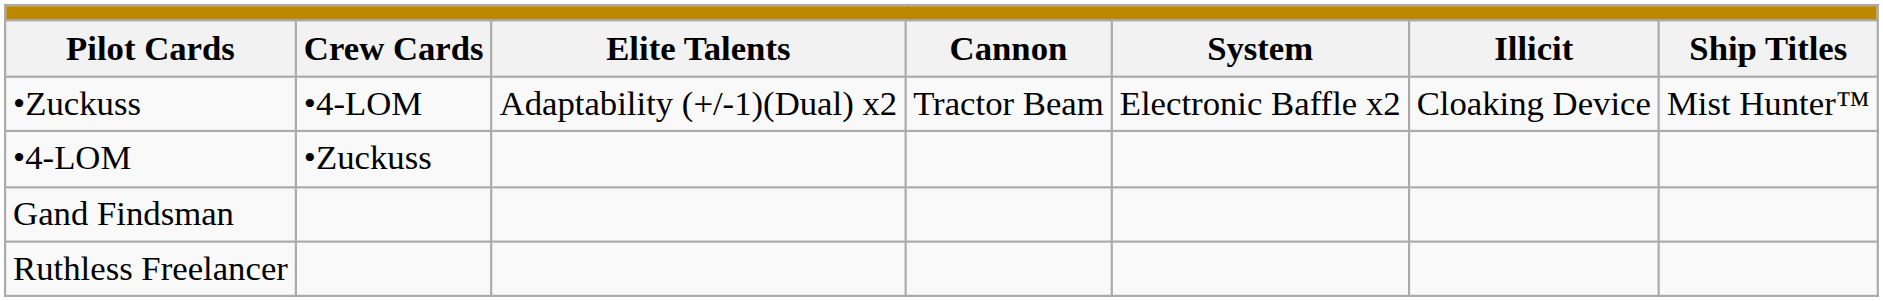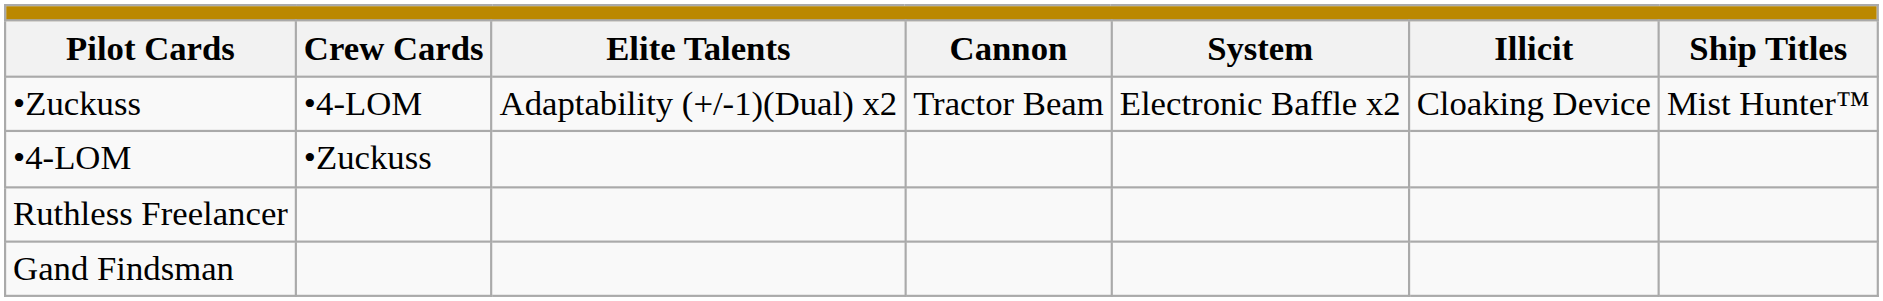rows swapped: (124, 213) <-> (150, 268)
